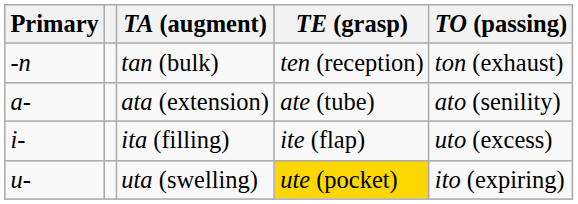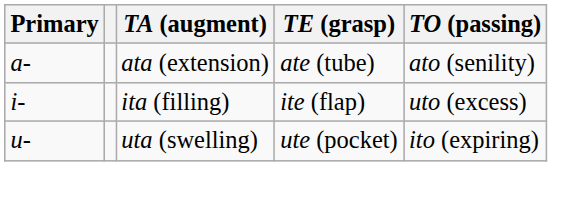- row: (170, 62)
(339, 179) gold background -> (339, 140) no background
